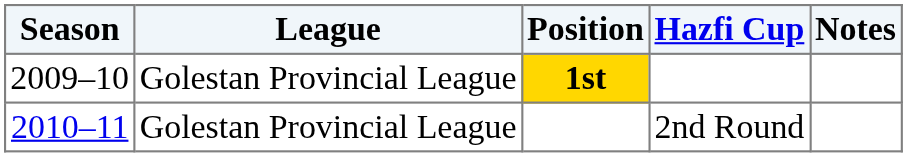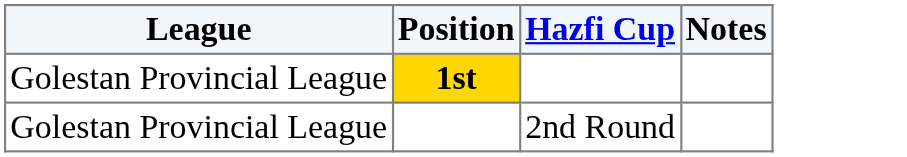- column: (70, 28)
